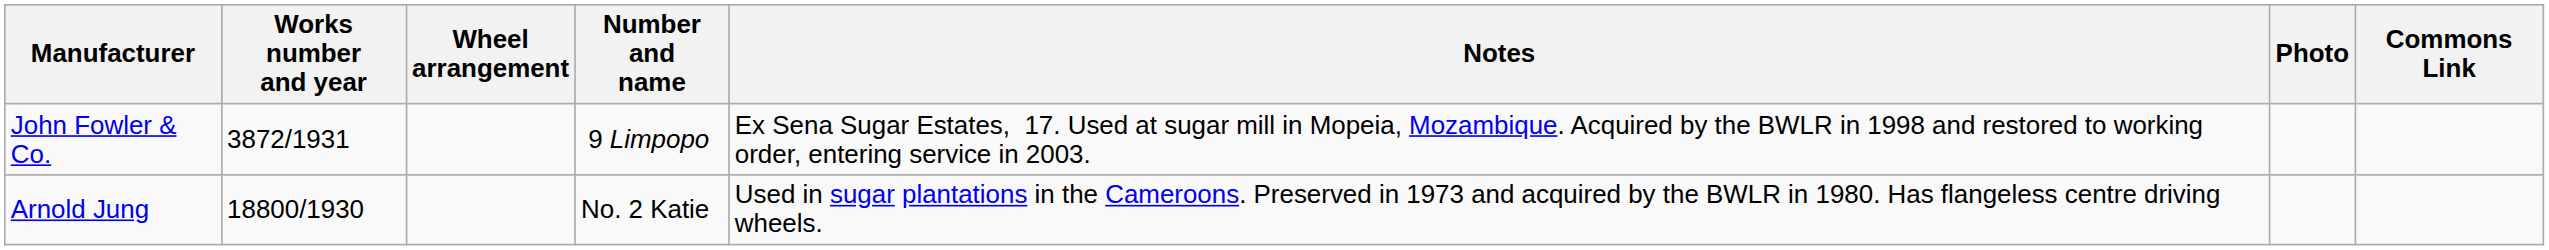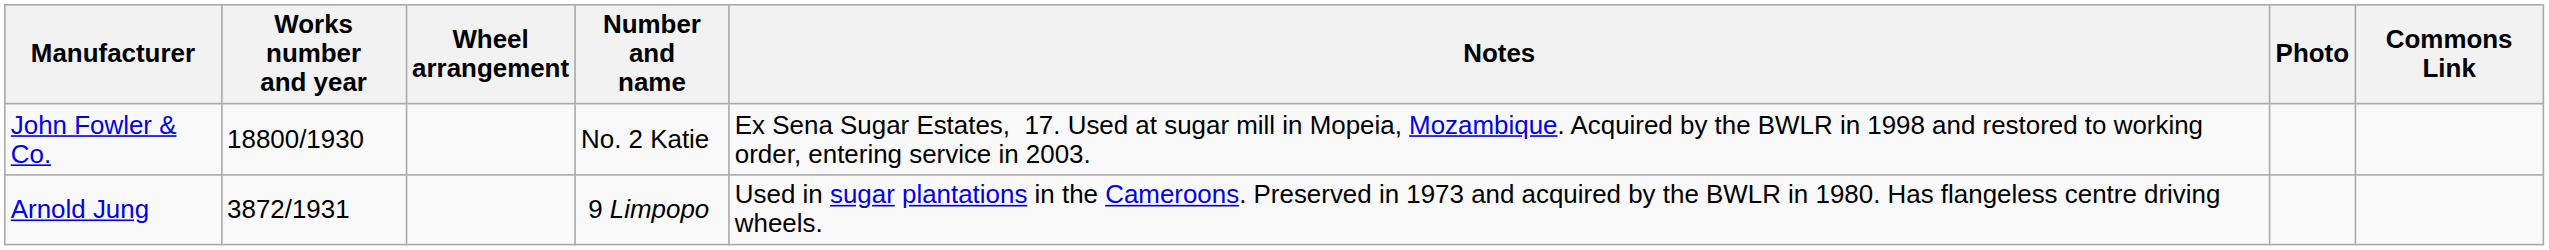(288, 139) 3872/1931 -> (296, 139) 18800/1930
(645, 139) 9 Limpopo -> (645, 139) No. 2 Katie
(296, 209) 18800/1930 -> (288, 209) 3872/1931
(645, 209) No. 2 Katie -> (645, 209) 9 Limpopo
